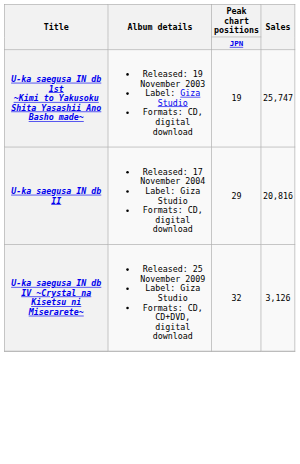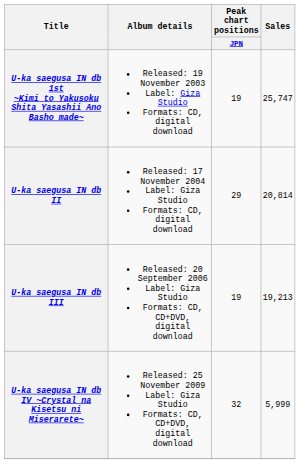(278, 196) 20,816 -> (278, 196) 20,814
+ row: (56, 298)
(278, 298) 3,126 -> (278, 405) 5,999
